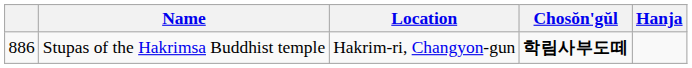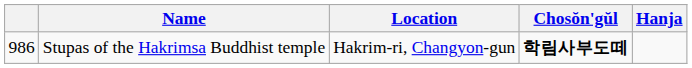(22, 47) 886 -> (22, 47) 986
